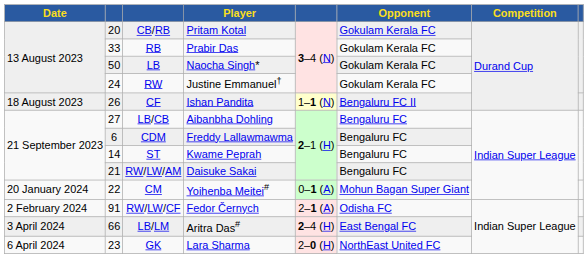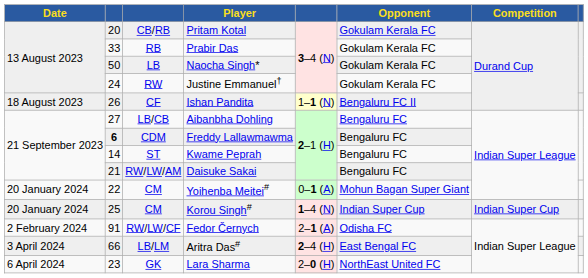(114, 137) normal -> (114, 137) bold
+ row: (219, 209)
